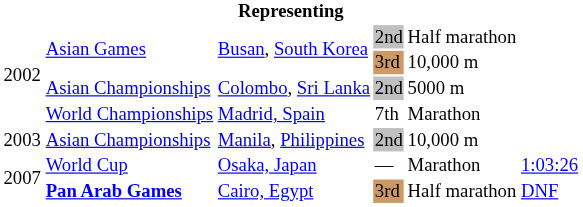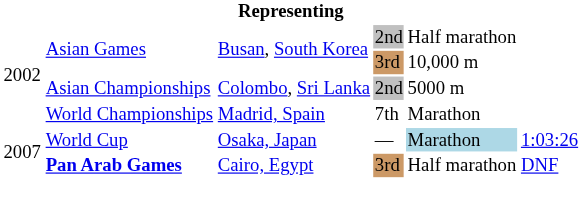- row: (291, 139)
(444, 165) no background -> (444, 139) lightblue background
